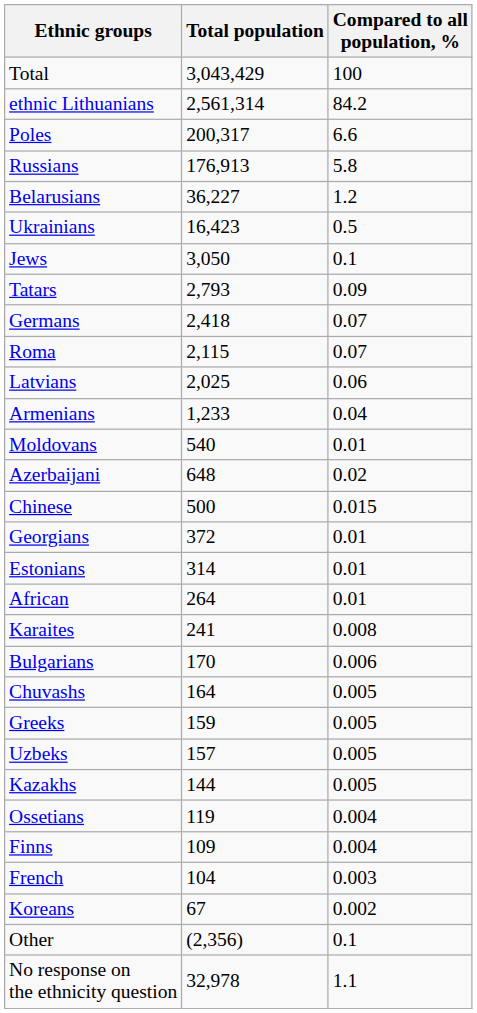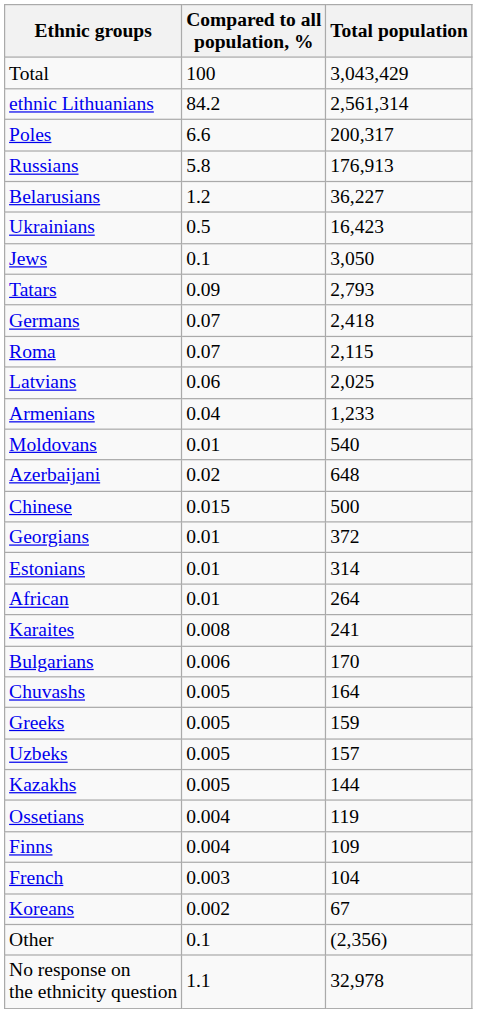columns swapped: (255, 30) <-> (400, 30)
